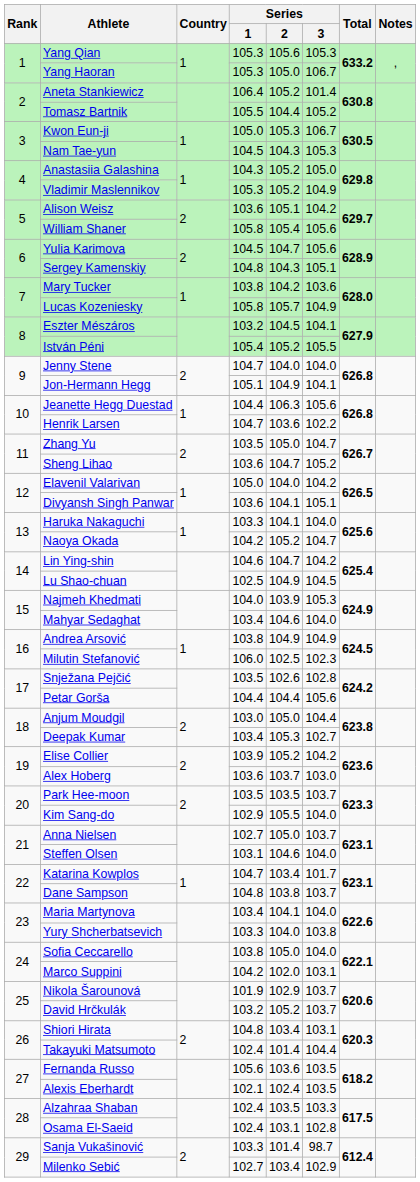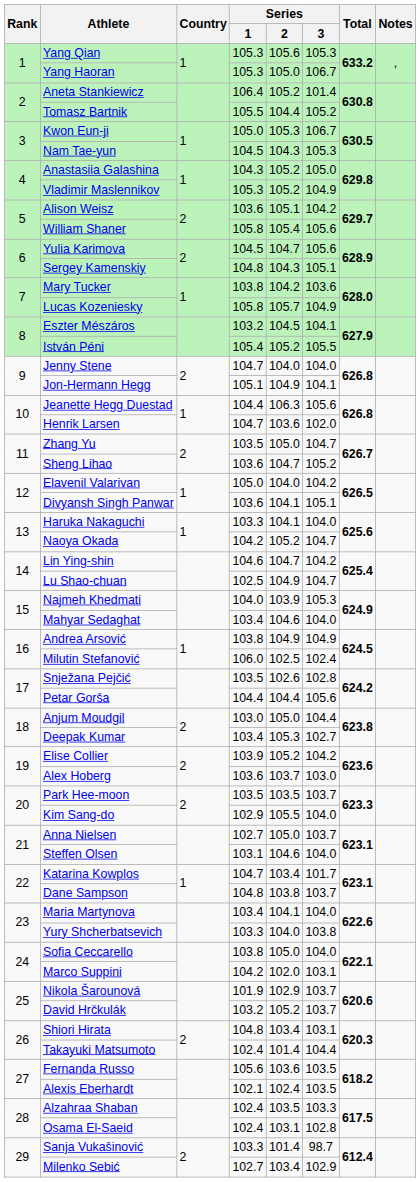(321, 424) 102.2 -> (321, 424) 102.0
(321, 580) 104.5 -> (321, 580) 104.7
(321, 659) 102.3 -> (321, 659) 102.4
